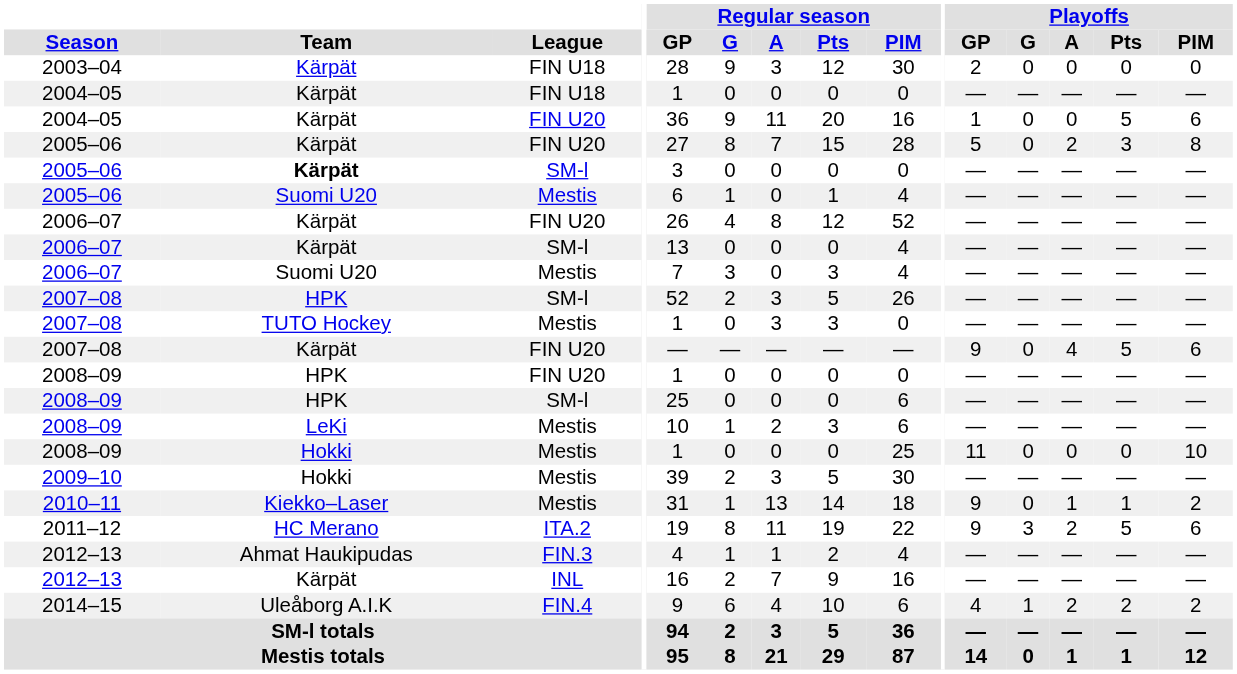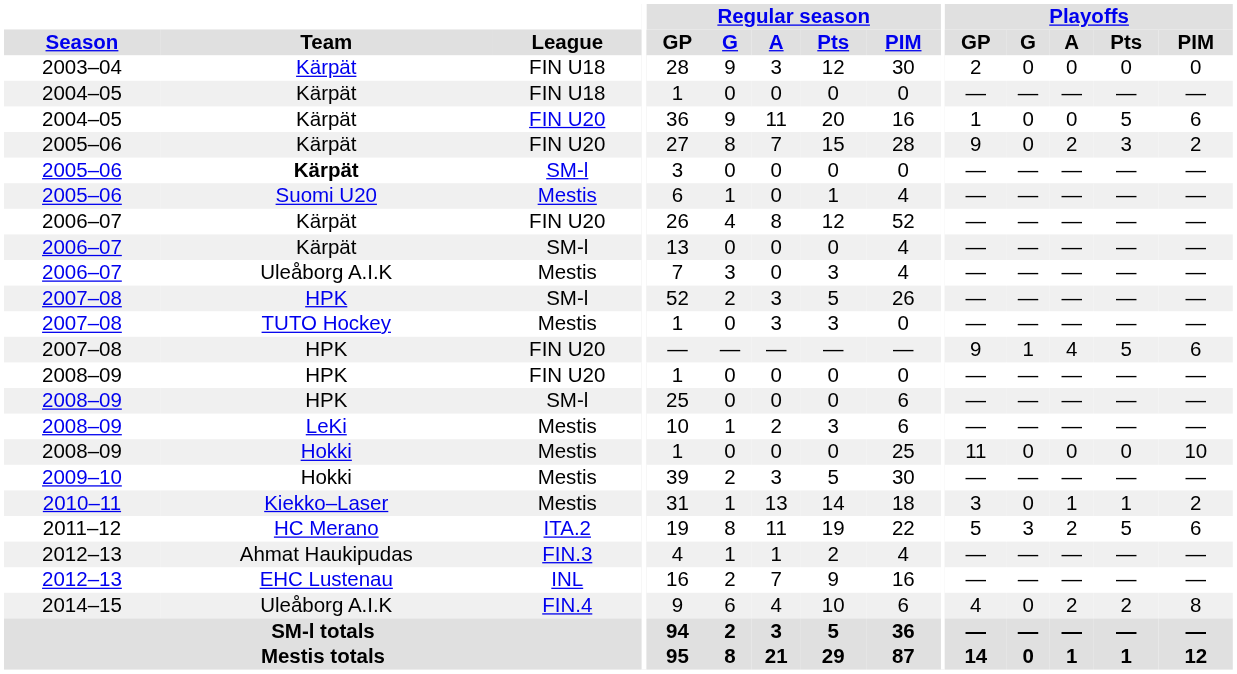(976, 144) 5 -> (976, 144) 9
(1196, 144) 8 -> (1196, 144) 2
(326, 272) Suomi U20 -> (326, 272) Uleåborg A.I.K
(326, 349) Kärpät -> (326, 349) HPK
(1028, 349) 0 -> (1028, 349) 1
(976, 503) 9 -> (976, 503) 3
(976, 528) 9 -> (976, 528) 5
(326, 579) Kärpät -> (326, 579) EHC Lustenau
(1028, 605) 1 -> (1028, 605) 0
(1196, 605) 2 -> (1196, 605) 8
